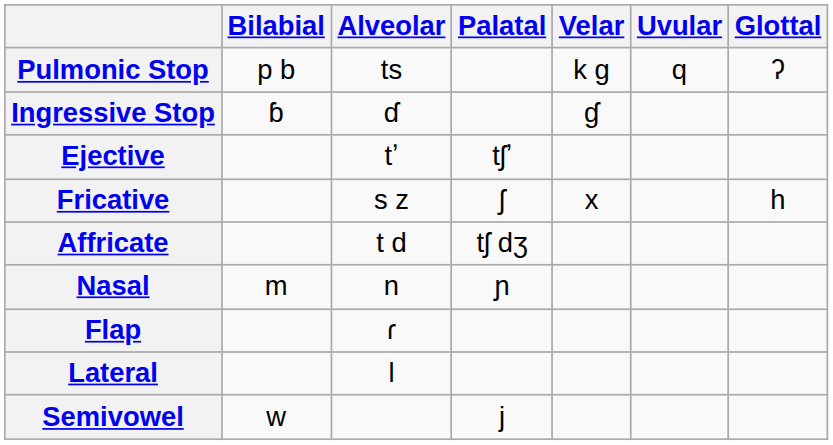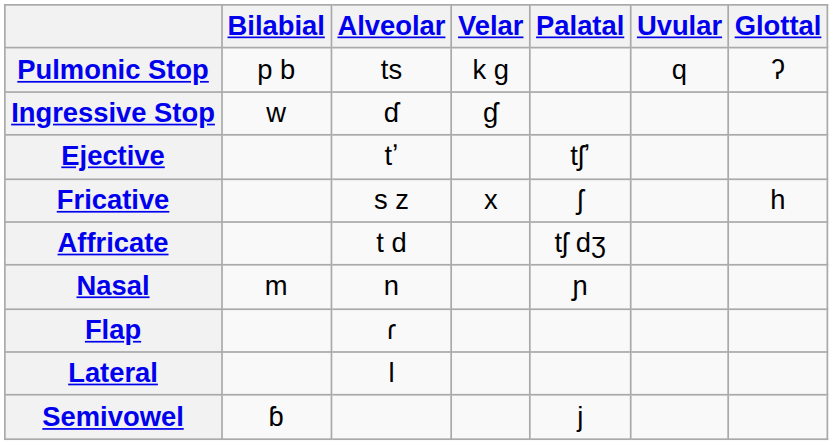columns swapped: (502, 26) <-> (592, 26)
(276, 112) ɓ -> (276, 112) w
(276, 416) w -> (276, 416) ɓ
